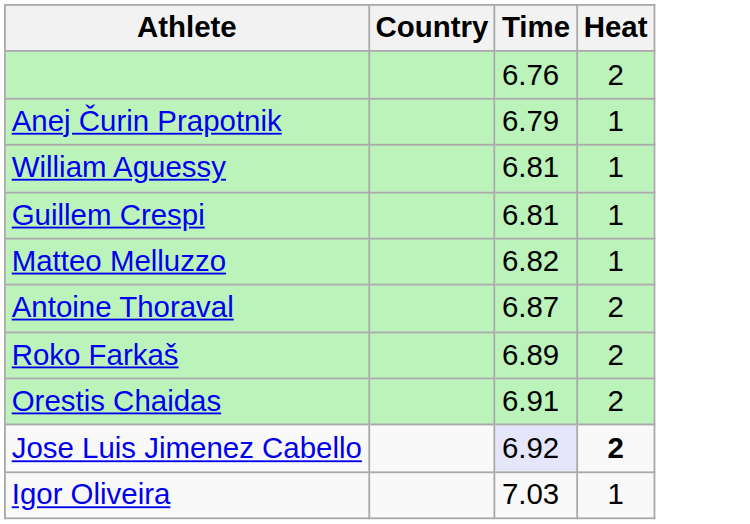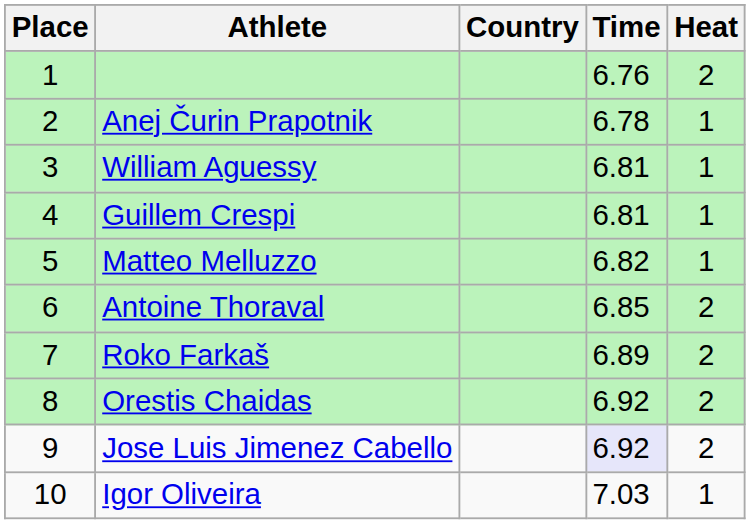+ column: (50, 27)
(531, 121) 6.79 -> (621, 121) 6.78
(531, 307) 6.87 -> (621, 307) 6.85
(531, 401) 6.91 -> (621, 401) 6.92
(616, 448) bold -> (706, 448) normal
